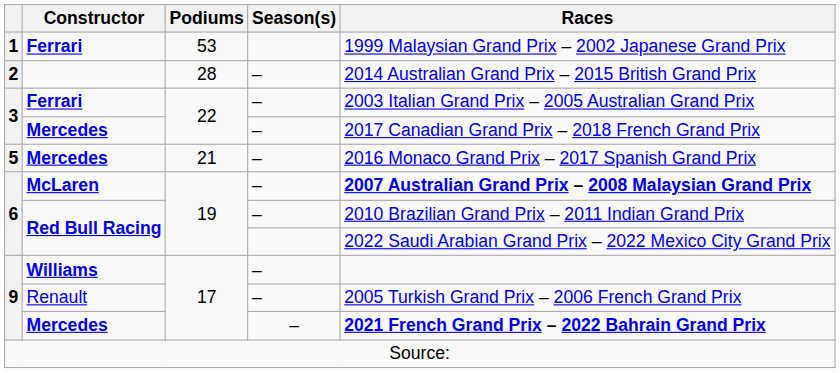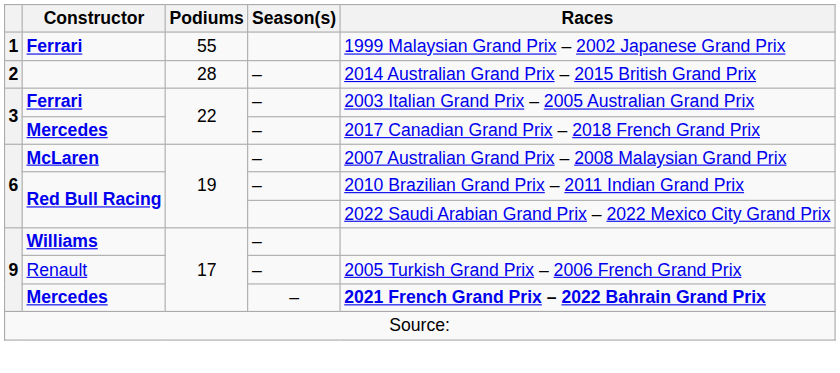(207, 46) 53 -> (207, 46) 55
- row: (14, 158)
(578, 185) bold -> (565, 158) normal
